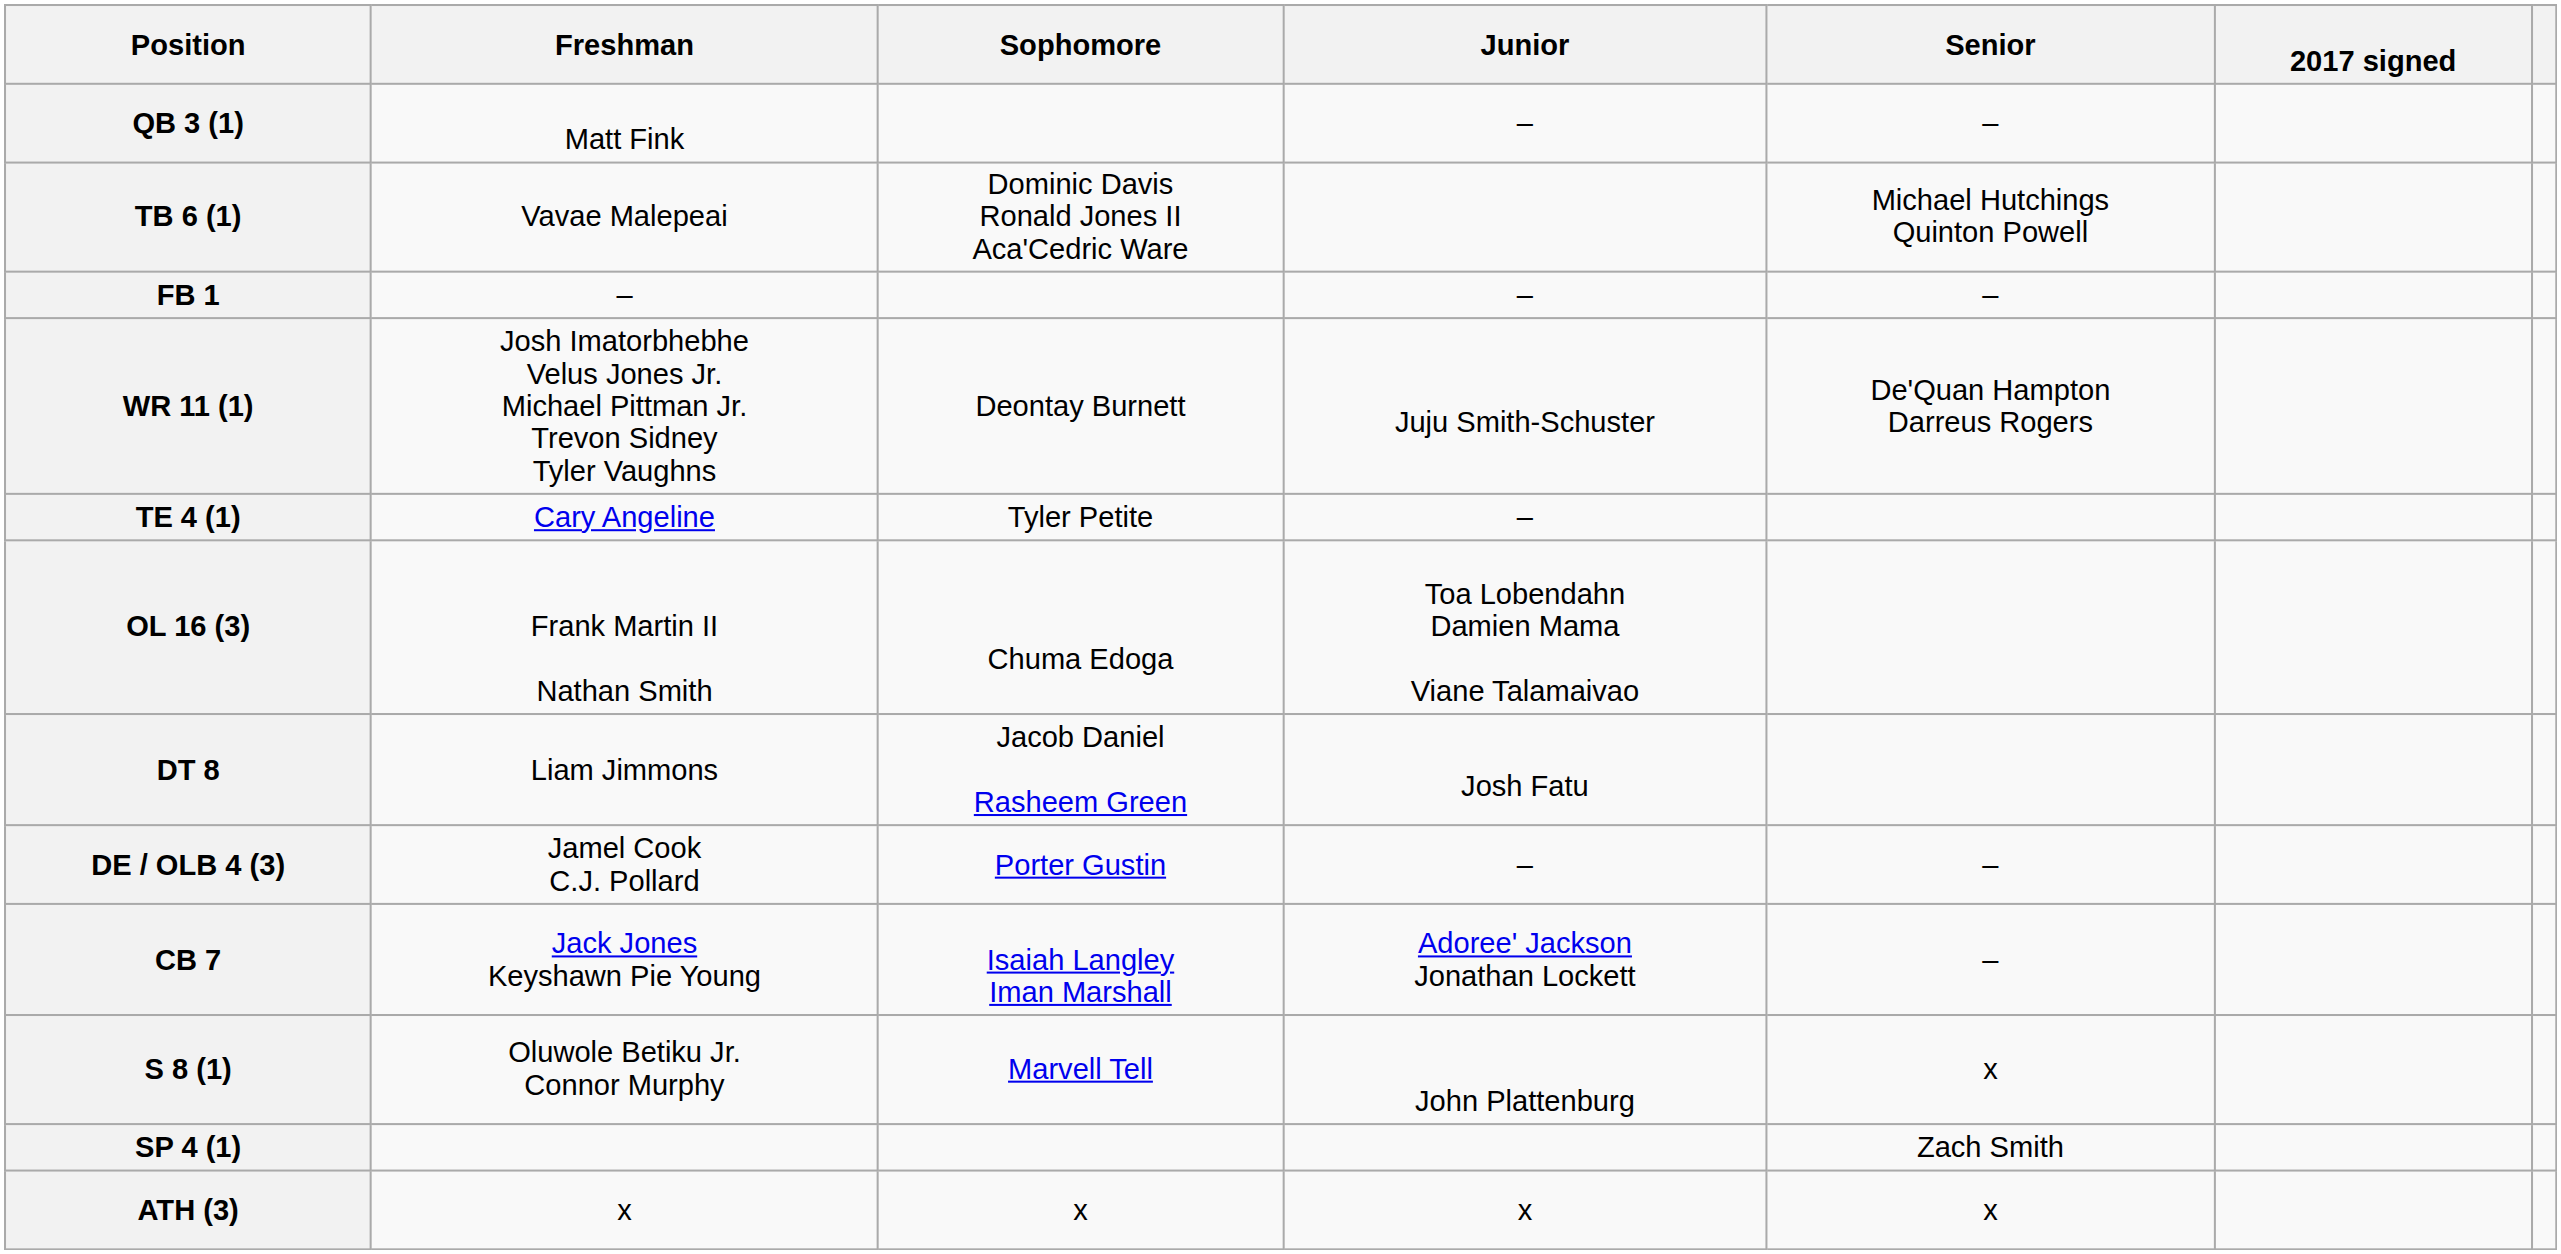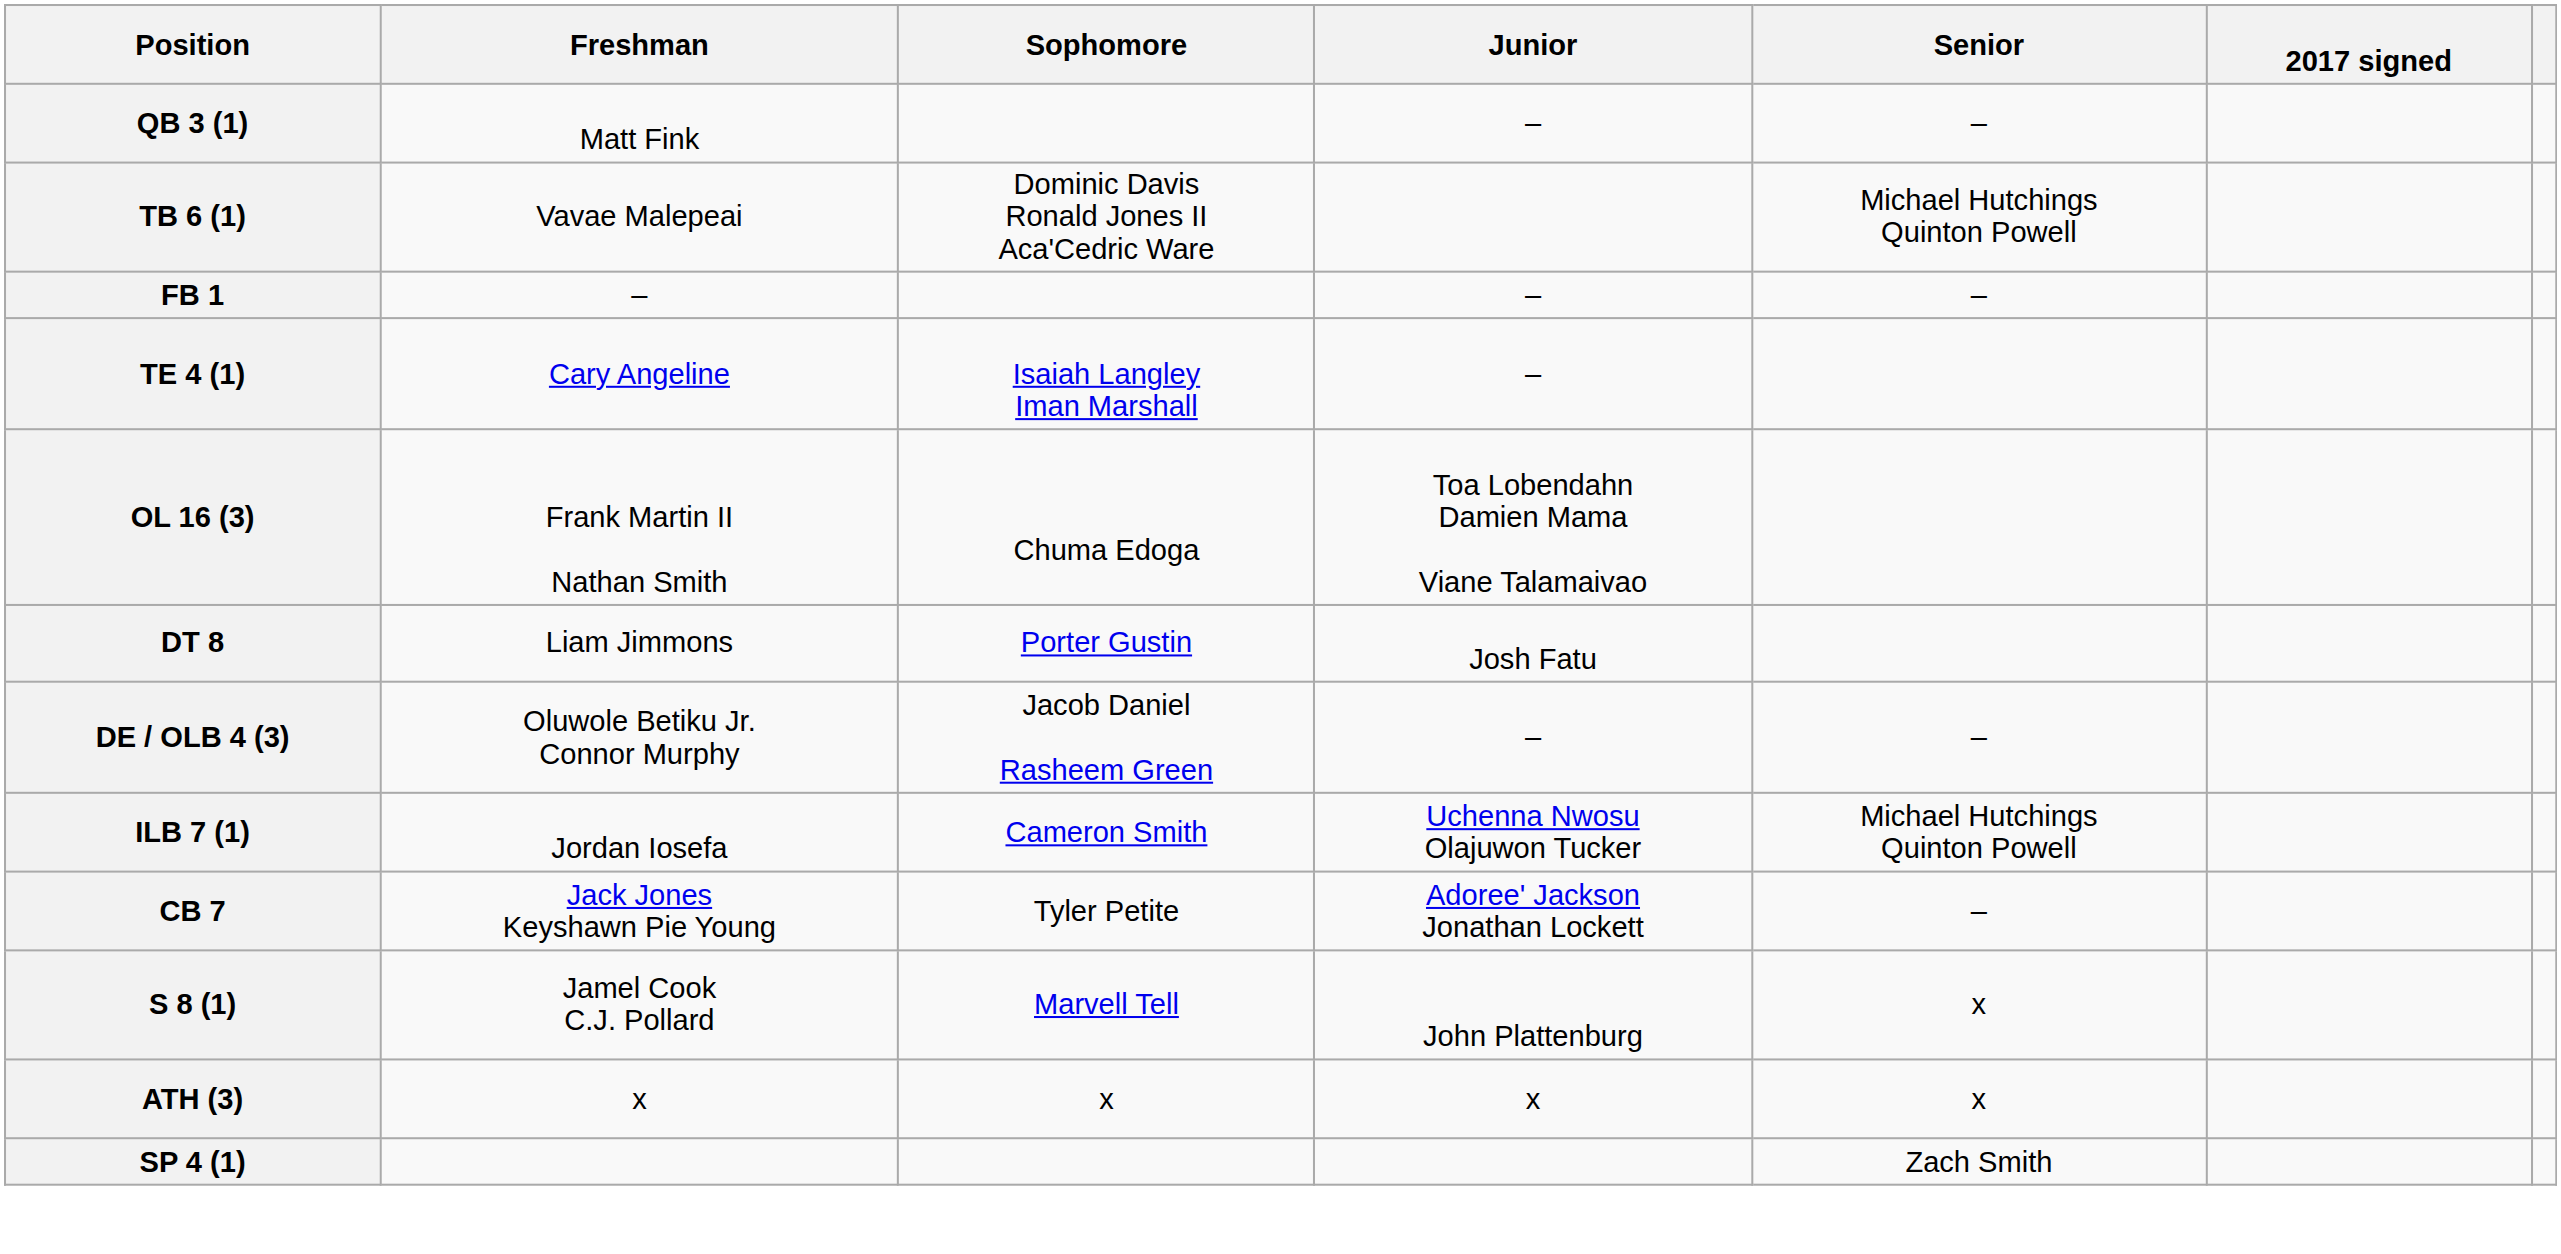- row: (188, 406)
(1080, 517) Tyler Petite -> (1106, 390) Isaiah Langley Iman Marshall
(1080, 770) Jacob Daniel Rasheem Green -> (1106, 643) Porter Gustin
(624, 865) Jamel Cook C.J. Pollard -> (639, 738) Oluwole Betiku Jr. Connor Murphy
(1080, 865) Porter Gustin -> (1106, 738) Jacob Daniel Rasheem Green
+ row: (193, 832)
(1080, 975) Isaiah Langley Iman Marshall -> (1106, 911) Tyler Petite
(624, 1070) Oluwole Betiku Jr. Connor Murphy -> (639, 1005) Jamel Cook C.J. Pollard
rows swapped: (188, 1148) <-> (188, 1210)
